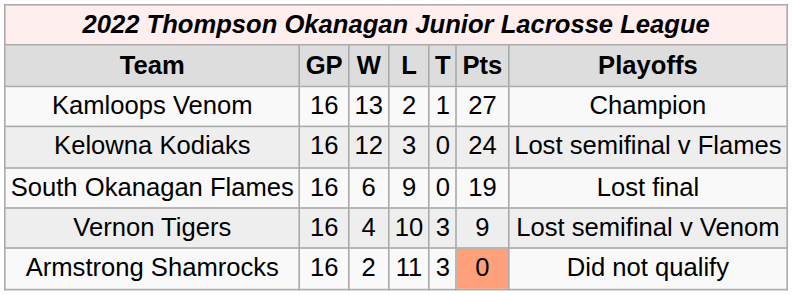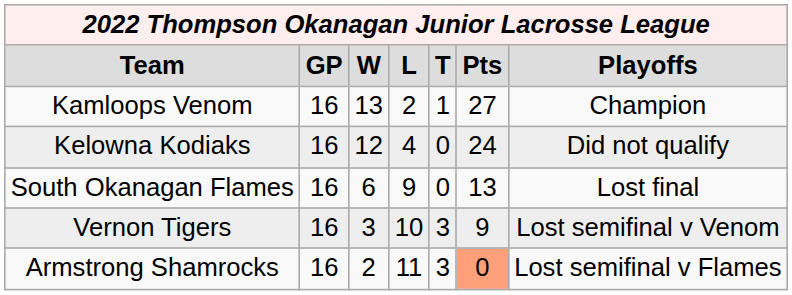(409, 146) 3 -> (409, 146) 4
(648, 146) Lost semifinal v Flames -> (648, 146) Did not qualify
(482, 187) 19 -> (482, 187) 13
(369, 227) 4 -> (369, 227) 3
(648, 268) Did not qualify -> (648, 268) Lost semifinal v Flames
